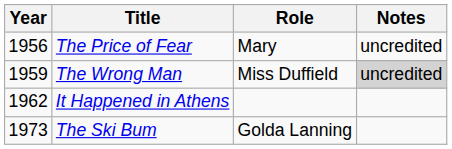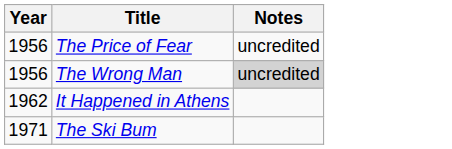- column: (295, 18)
(28, 74) 1959 -> (28, 74) 1956
(28, 130) 1973 -> (28, 130) 1971
